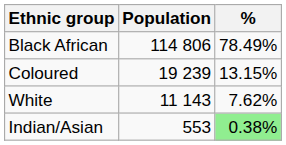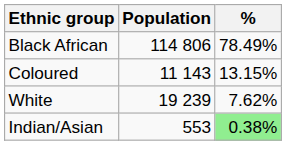(185, 73) 19 239 -> (185, 73) 11 143
(185, 100) 11 143 -> (185, 100) 19 239
